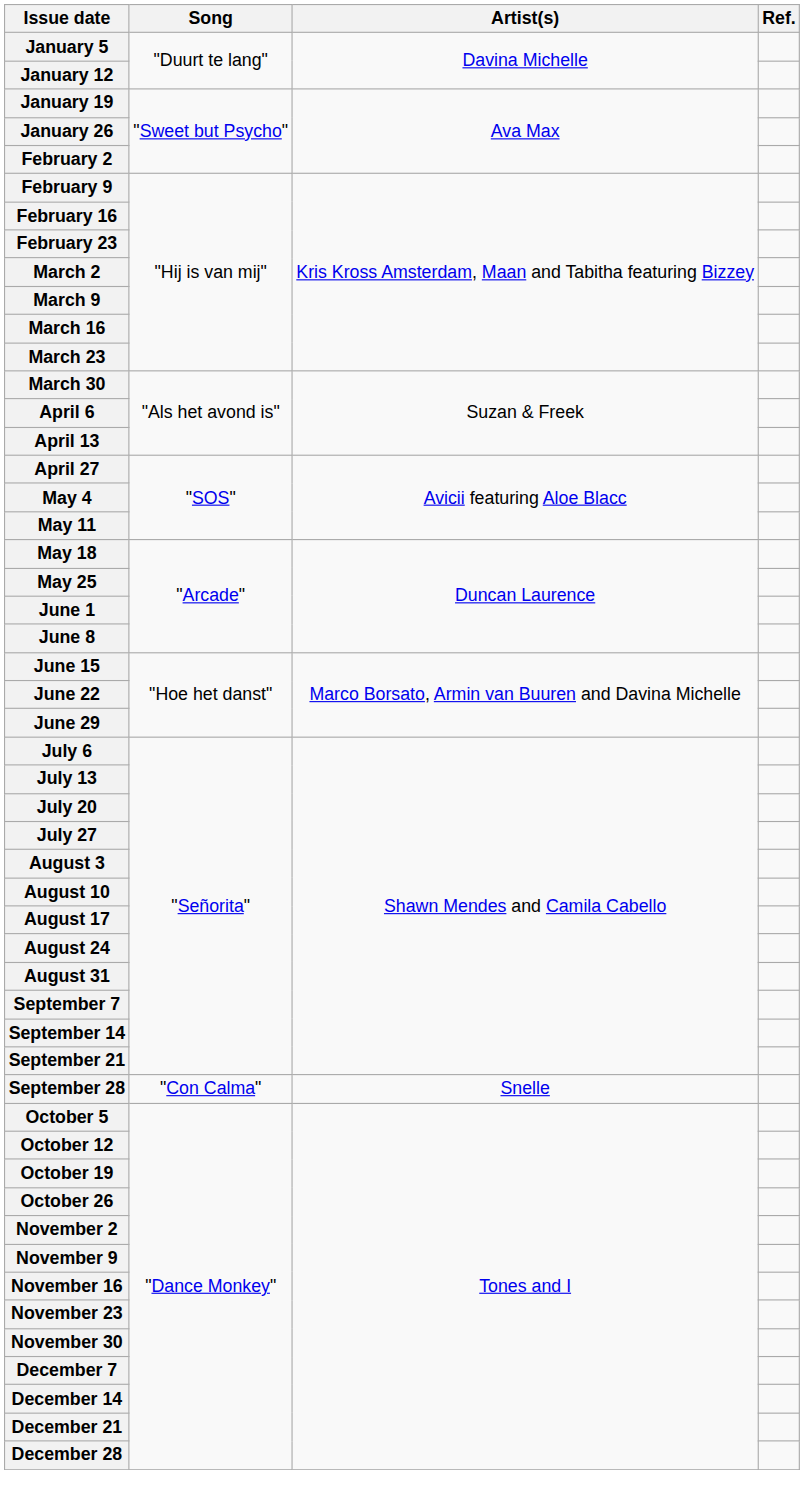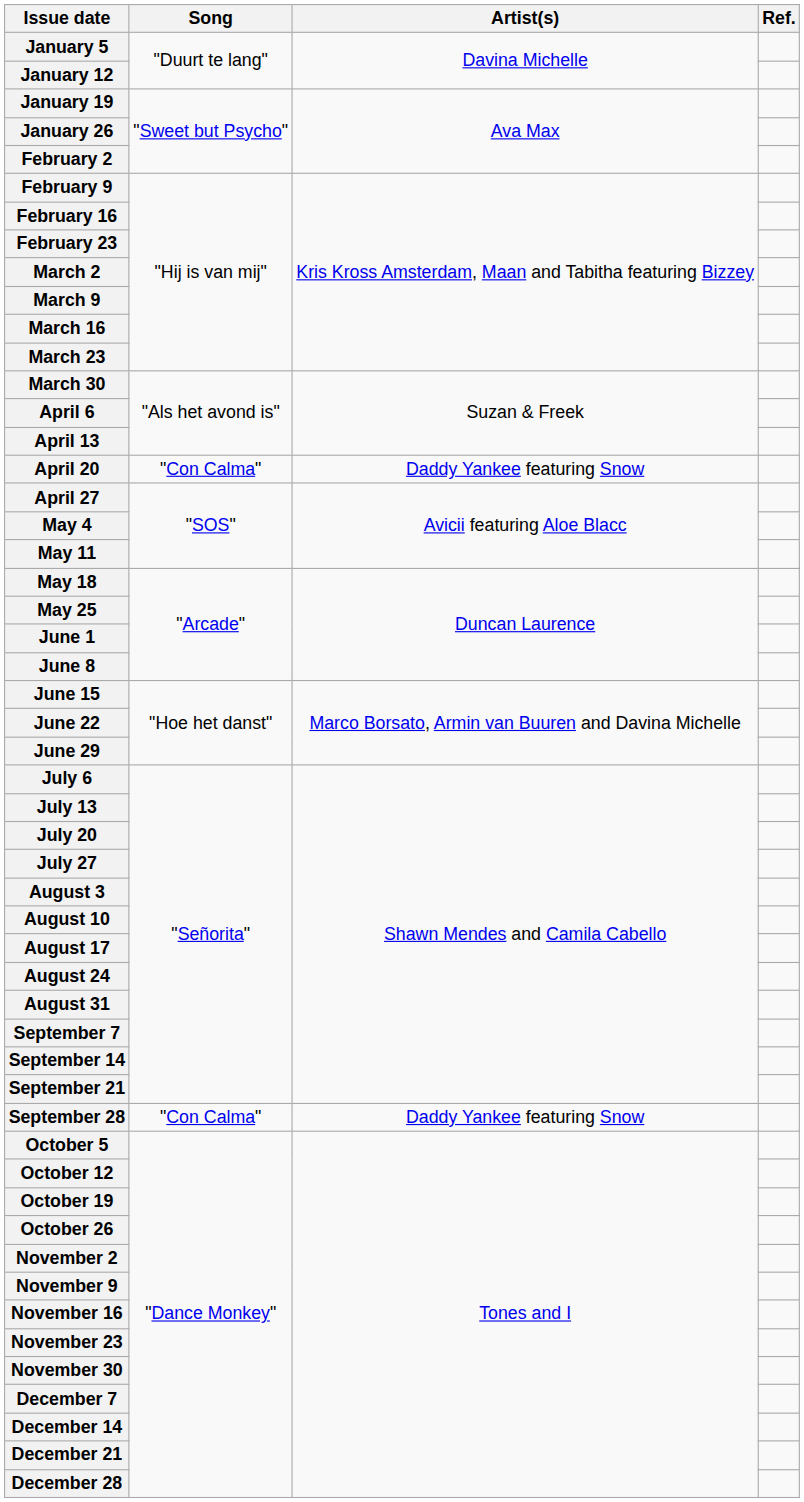+ row: (67, 469)
(525, 1088) Snelle -> (525, 1117) Daddy Yankee featuring Snow
